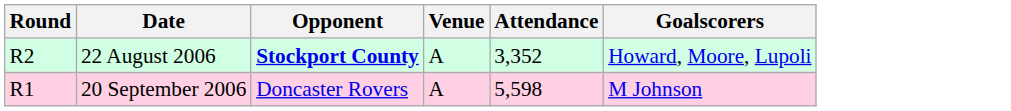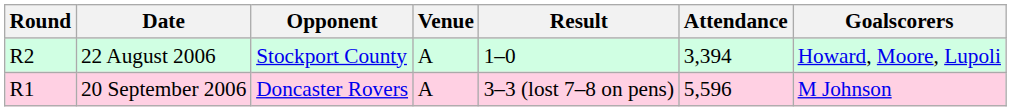+ column: (579, 21)
(337, 55) bold -> (332, 55) normal
(518, 55) 3,352 -> (708, 55) 3,394
(518, 88) 5,598 -> (708, 88) 5,596
